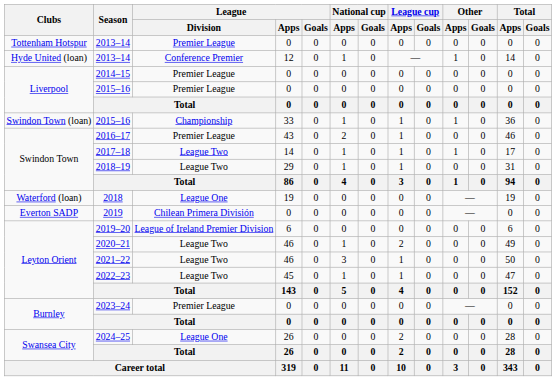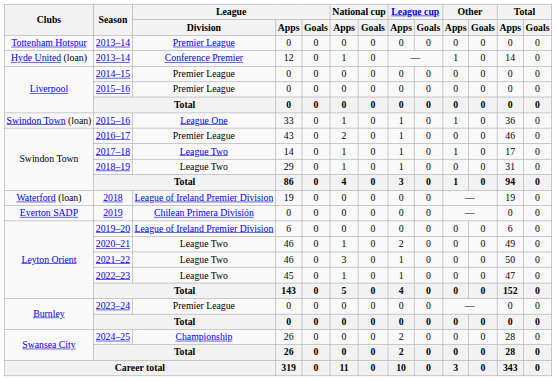(204, 120) Championship -> (204, 120) League One
(204, 197) League One -> (204, 197) League of Ireland Premier Division
(204, 337) League One -> (204, 337) Championship
